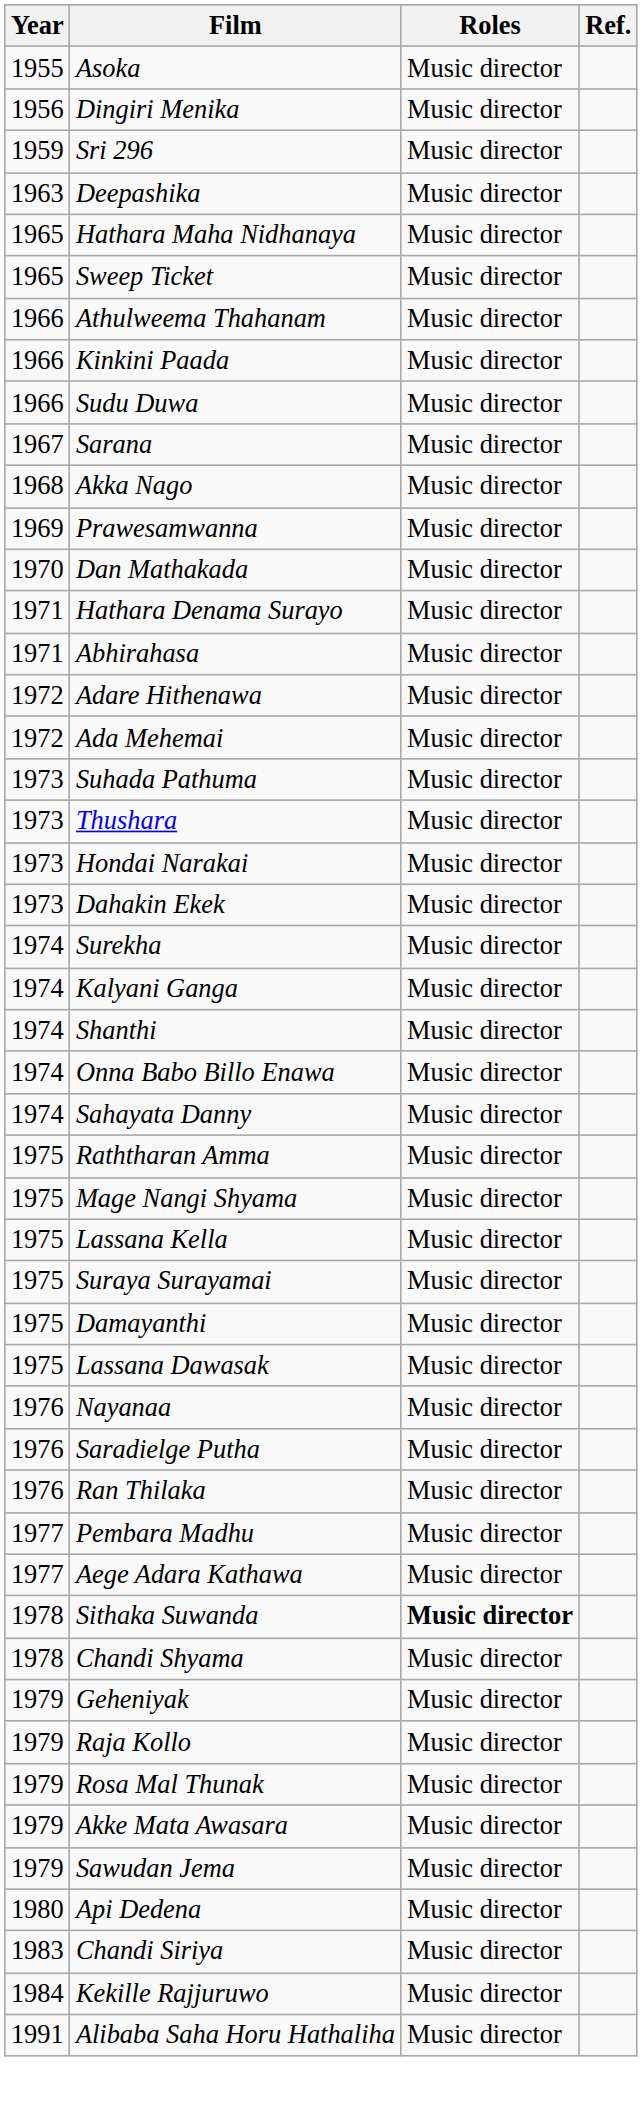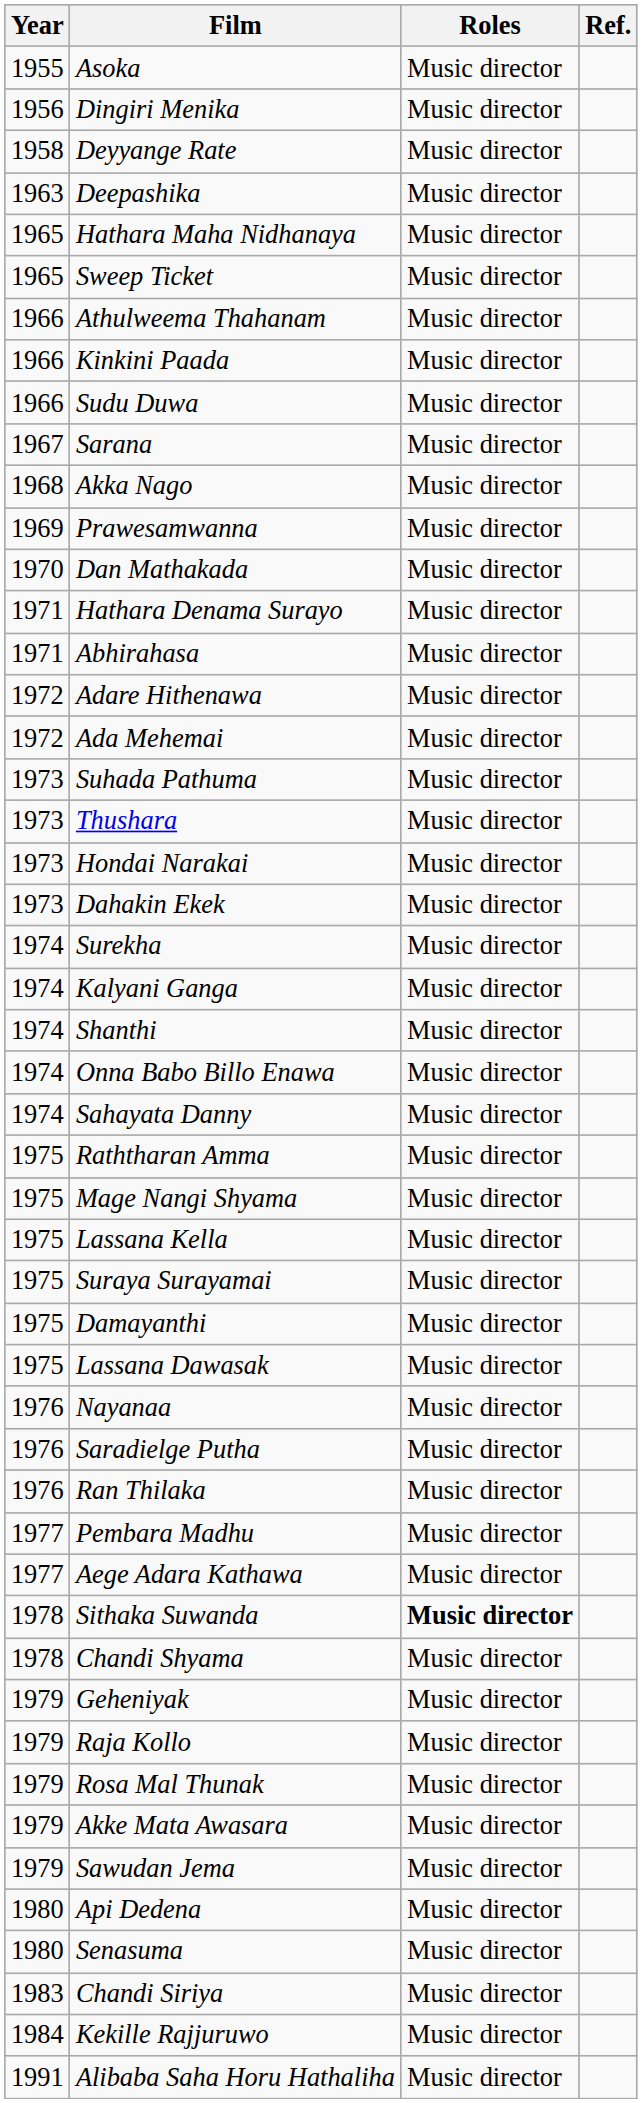+ row: (156, 151)
- row: (114, 151)
+ row: (129, 1951)
